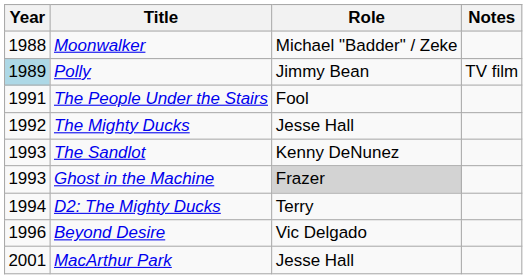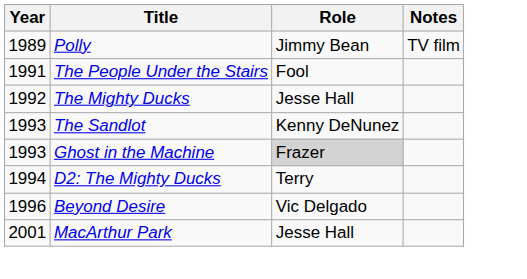- row: (100, 44)
(27, 71) lightblue background -> (27, 44) no background
